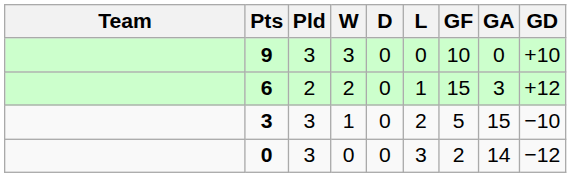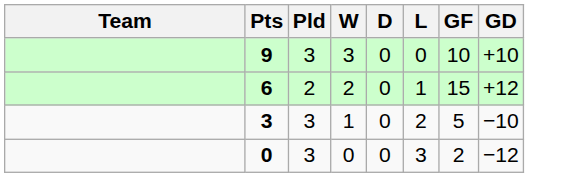- column: (499, 21)
